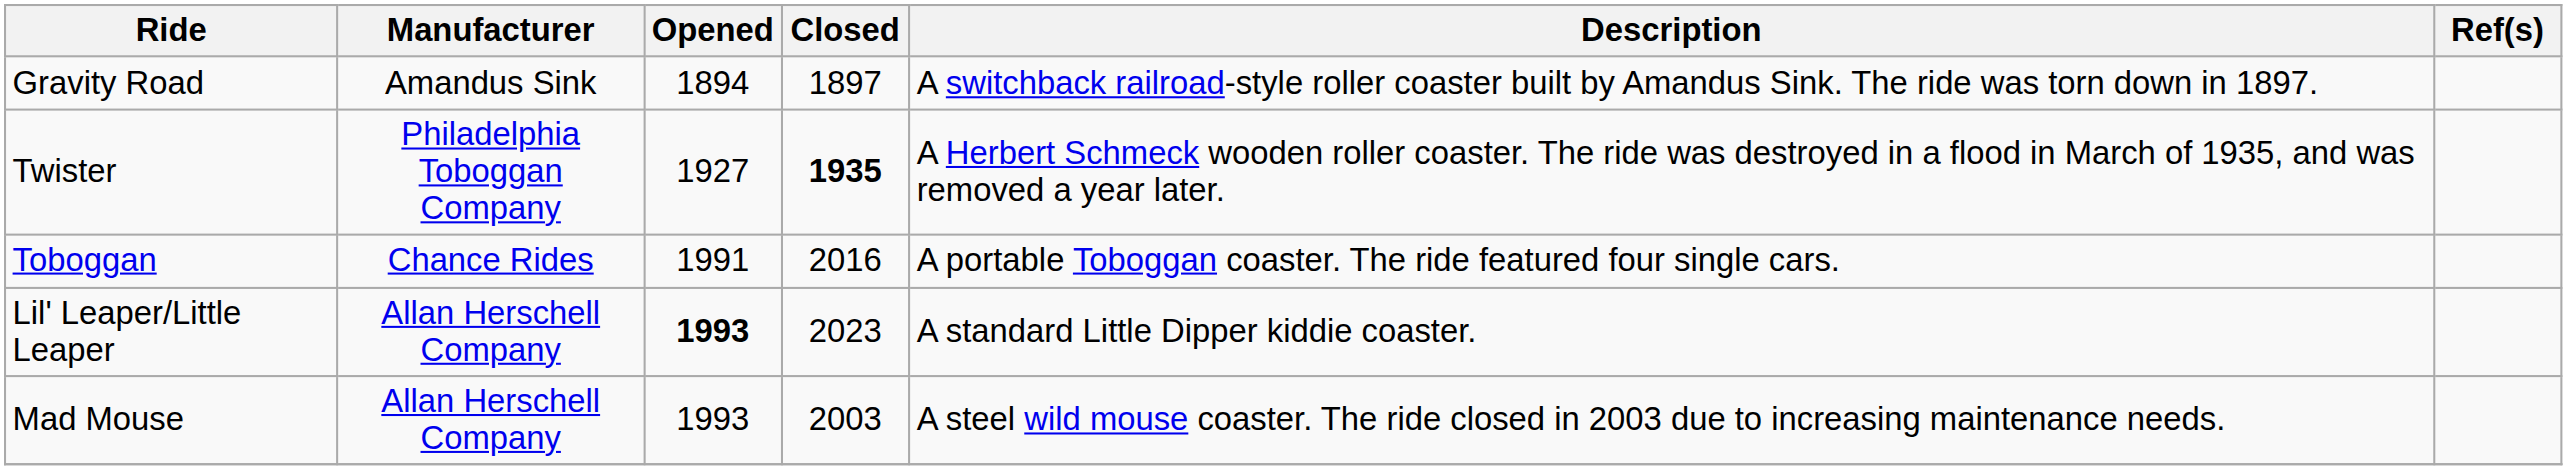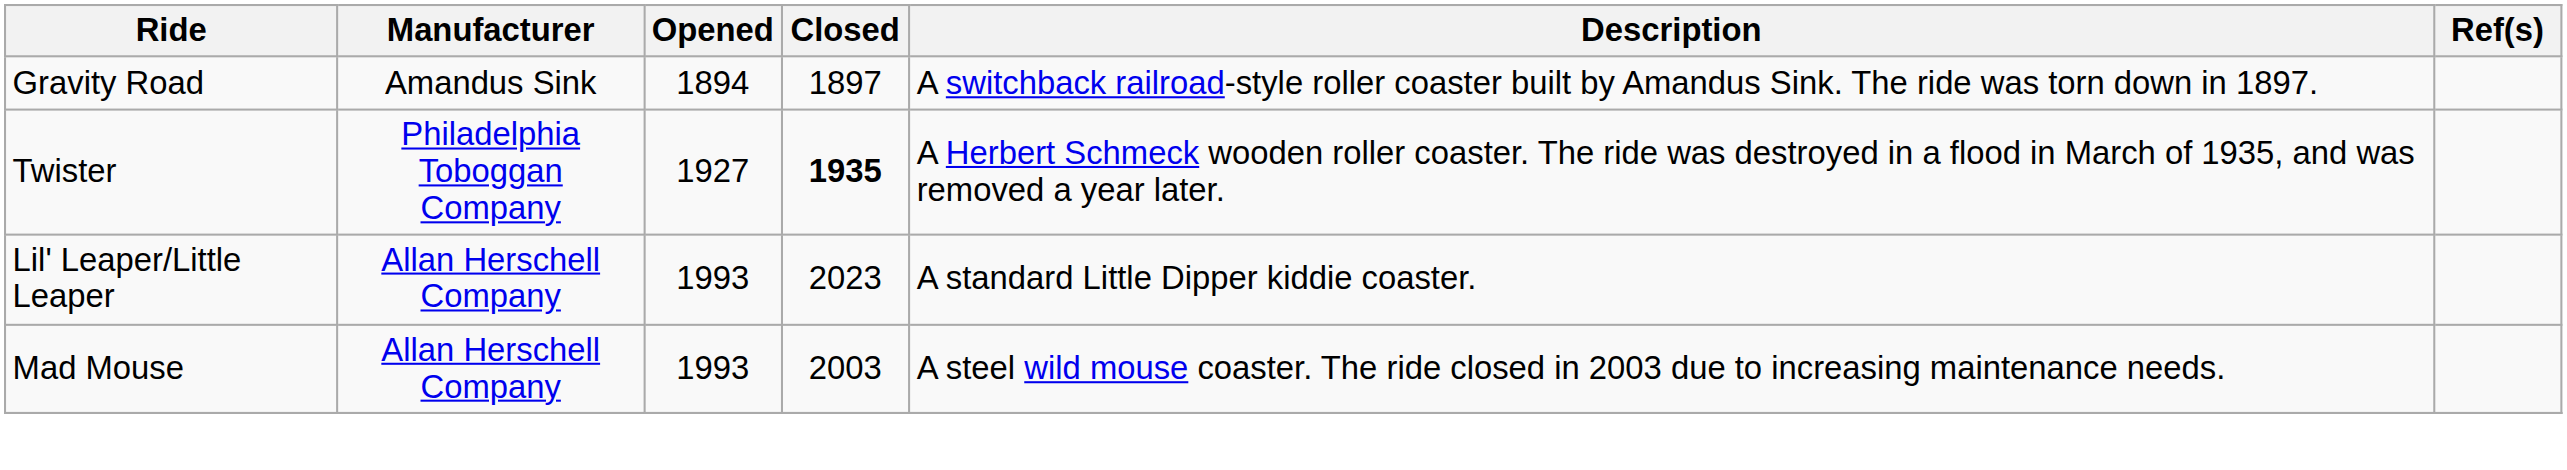- row: (85, 260)
(713, 330) bold -> (713, 278) normal
